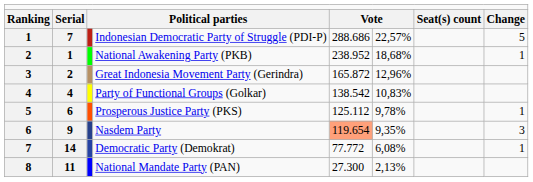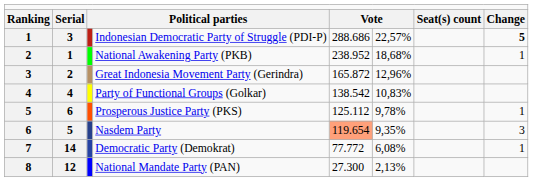(70, 37) 7 -> (70, 37) 3
(522, 37) normal -> (522, 37) bold
(70, 130) 9 -> (70, 130) 5
(70, 167) 11 -> (70, 167) 12
